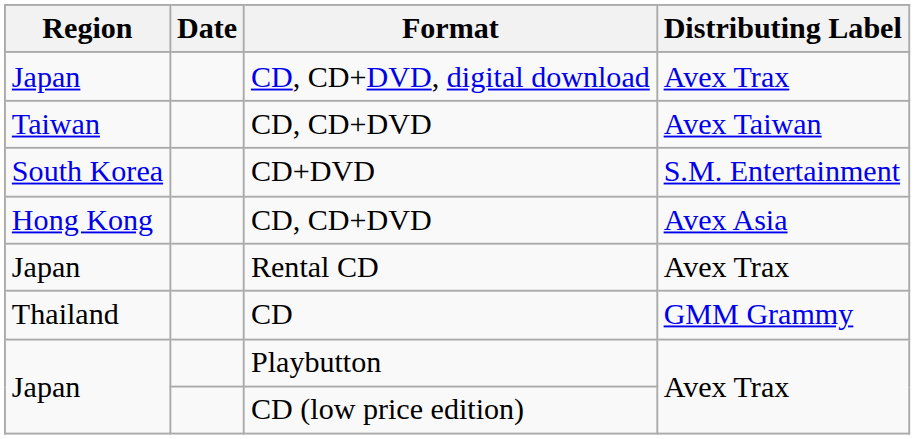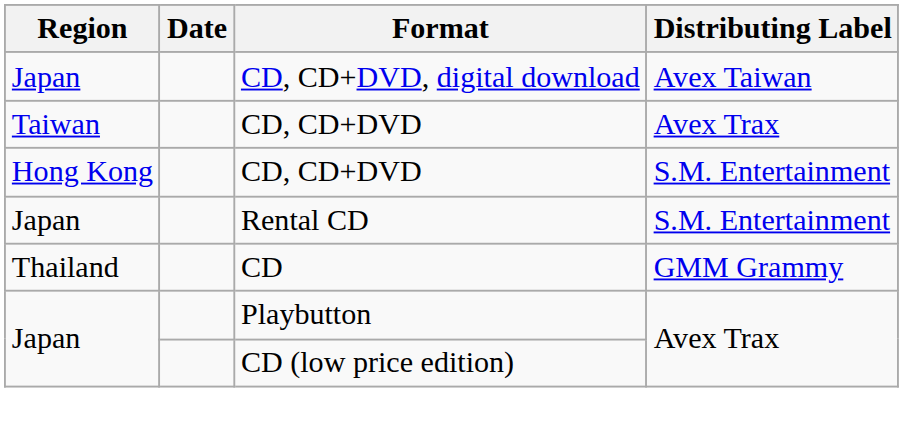(726, 76) Avex Trax -> (733, 76) Avex Taiwan
(743, 123) Avex Taiwan -> (716, 123) Avex Trax
- row: (87, 171)
(726, 219) Avex Asia -> (772, 171) S.M. Entertainment
(726, 266) Avex Trax -> (772, 219) S.M. Entertainment
